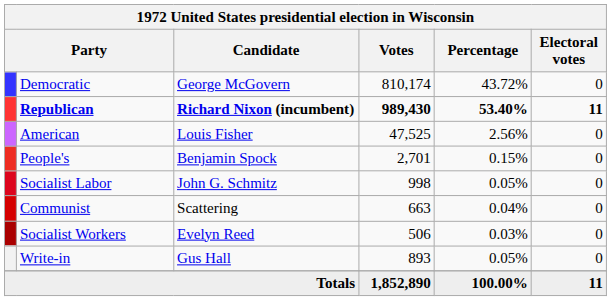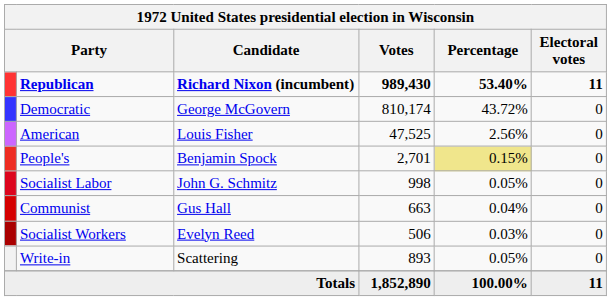rows swapped: (57, 109) <-> (55, 84)
(508, 158) no background -> (508, 158) khaki background
(208, 208) Scattering -> (204, 208) Gus Hall
(204, 258) Gus Hall -> (208, 258) Scattering
